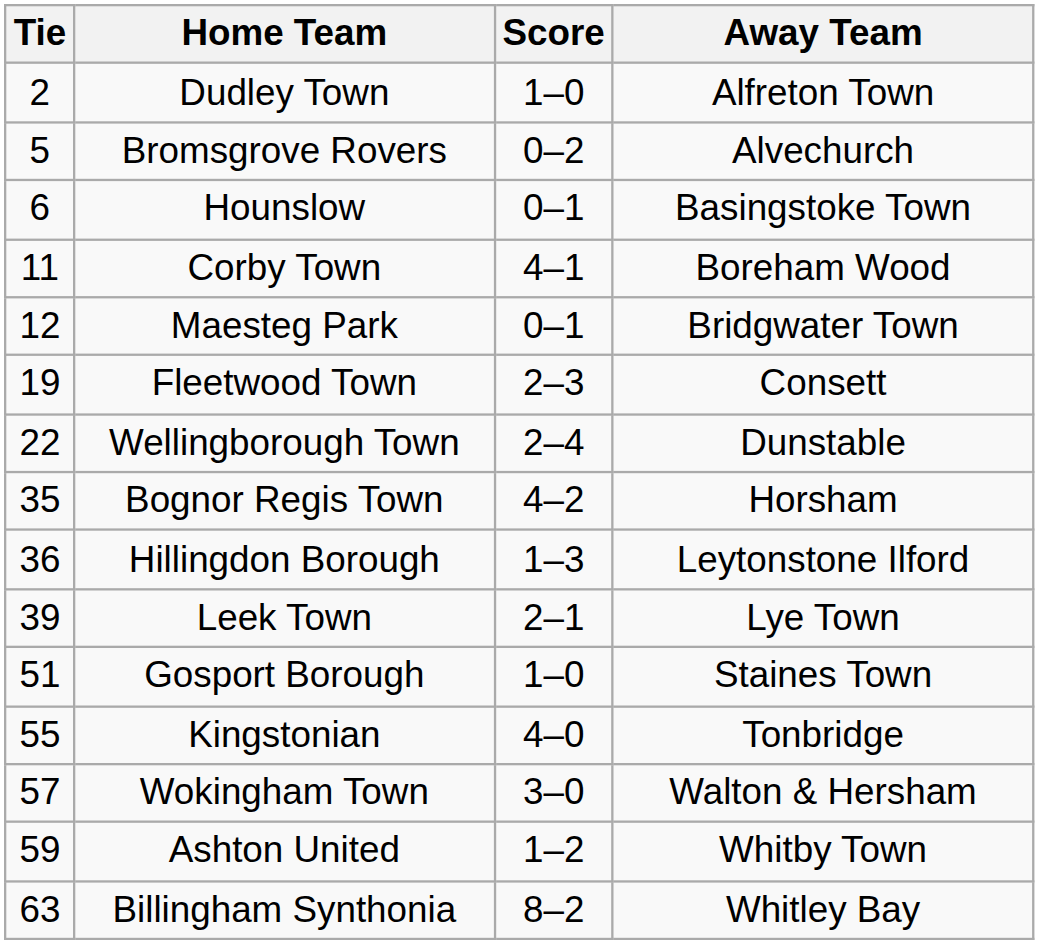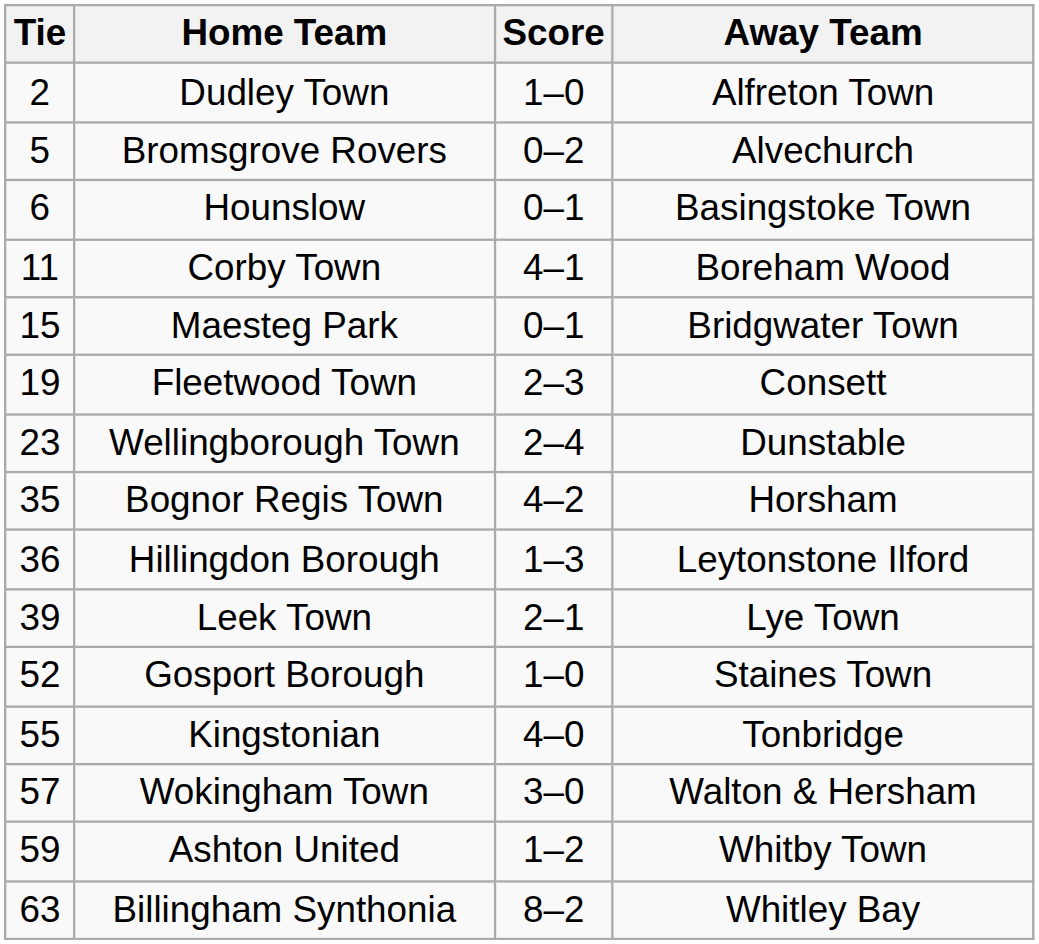(40, 325) 12 -> (40, 325) 15
(40, 442) 22 -> (40, 442) 23
(40, 675) 51 -> (40, 675) 52
